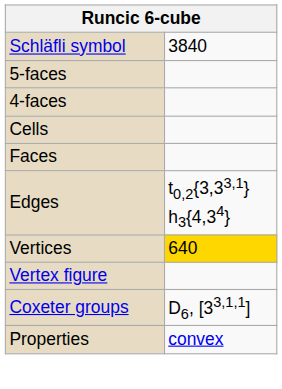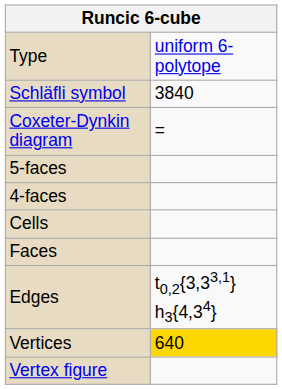+ row: (28, 56)
+ row: (69, 131)
- row: (69, 307)
- row: (49, 339)
